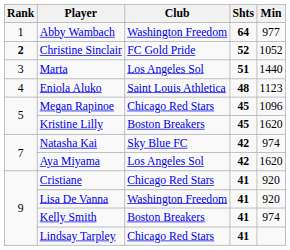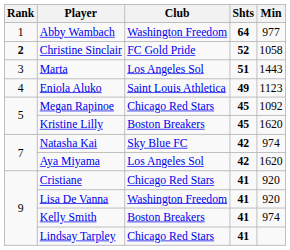(271, 50) 1052 -> (271, 50) 1058
(271, 69) 1440 -> (271, 69) 1443
(243, 87) 48 -> (243, 87) 49
(271, 106) 1096 -> (271, 106) 1092
